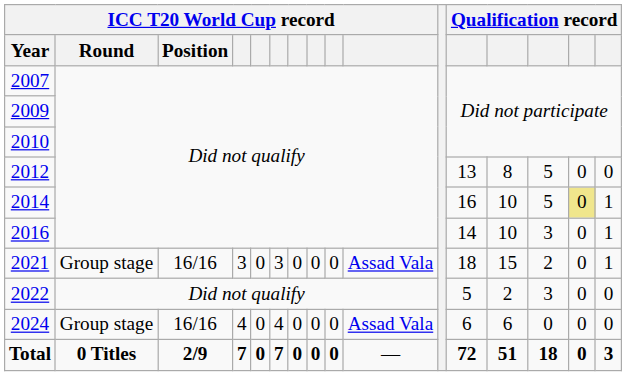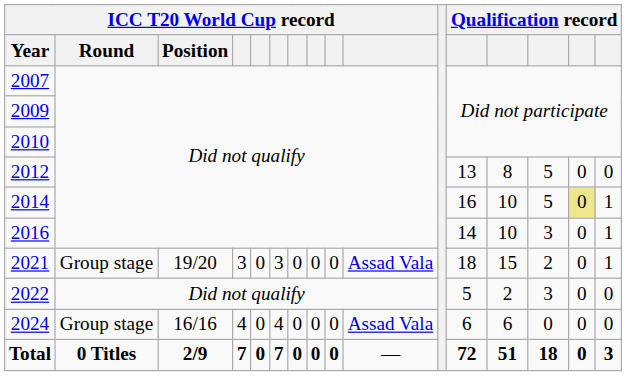(195, 263) 16/16 -> (195, 263) 19/20
